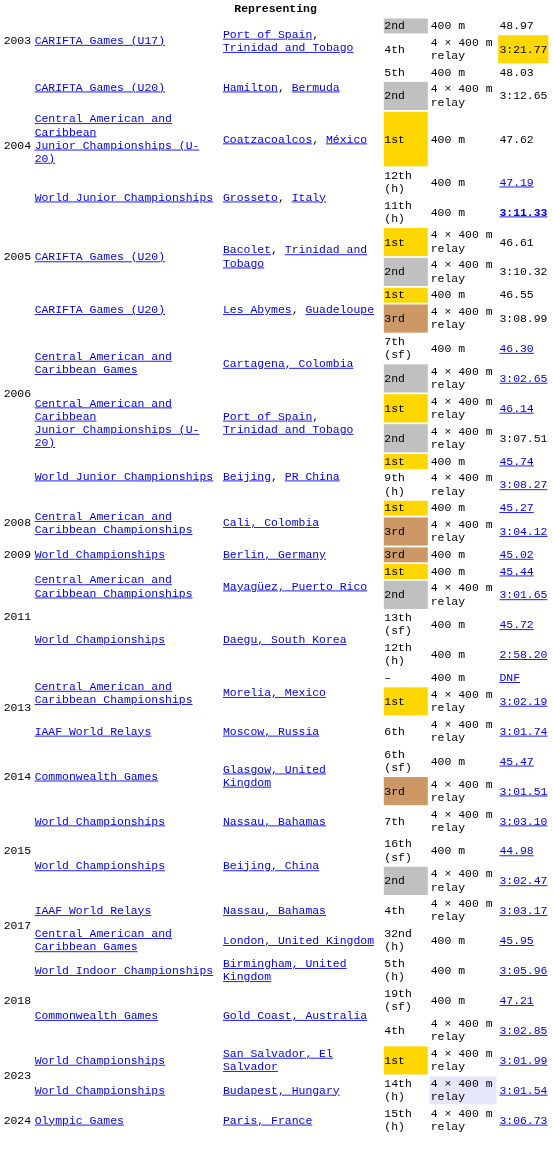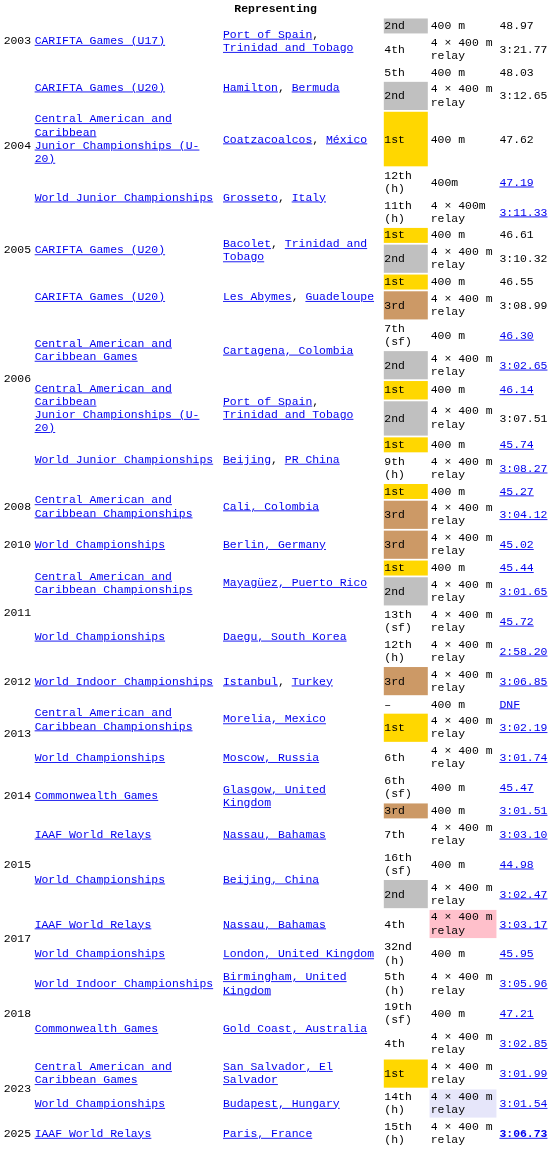(523, 49) gold background -> (523, 49) no background
(448, 182) 400 m -> (444, 182) 400m
(448, 212) 400 m -> (458, 212) 4 × 400m relay
(523, 212) bold -> (523, 212) normal
(462, 242) 4 × 400 m relay -> (448, 235) 400 m
(462, 408) 4 × 400 m relay -> (448, 390) 400 m
(17, 555) 2009 -> (17, 545) 2010
(448, 555) 400 m -> (462, 545) 4 × 400 m relay
(448, 625) 400 m -> (462, 621) 4 × 400 m relay
(448, 655) 400 m -> (462, 651) 4 × 400 m relay
+ row: (278, 681)
(93, 731) IAAF World Relays -> (100, 758) World Championships
(462, 791) 4 × 400 m relay -> (448, 811) 400 m
(100, 821) World Championships -> (93, 834) IAAF World Relays
(462, 911) no background -> (462, 924) pink background
(103, 941) Central American and Caribbean Games -> (100, 954) World Championships
(448, 971) 400 m -> (462, 984) 4 × 400 m relay
(100, 1060) World Championships -> (103, 1074) Central American and Caribbean Games
(17, 1120) 2024 -> (17, 1133) 2025
(79, 1120) Olympic Games -> (93, 1133) IAAF World Relays
(523, 1120) normal -> (523, 1133) bold
